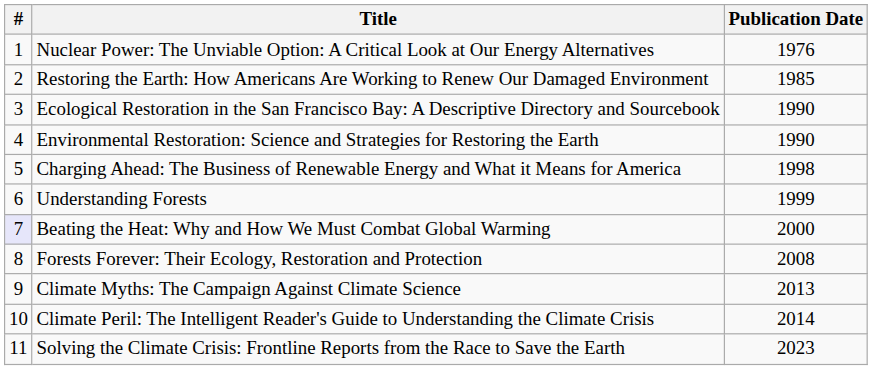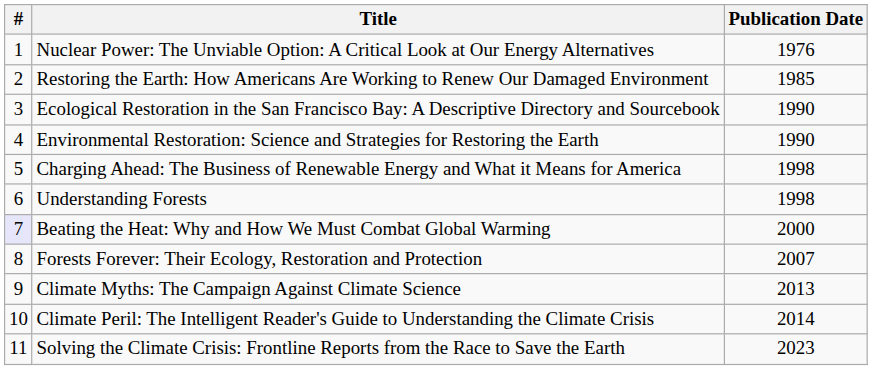(796, 199) 1999 -> (796, 199) 1998
(796, 259) 2008 -> (796, 259) 2007
